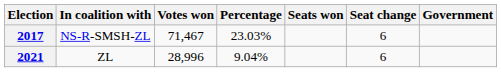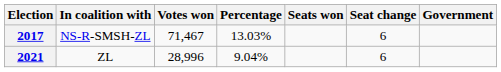(251, 35) 23.03% -> (251, 35) 13.03%
